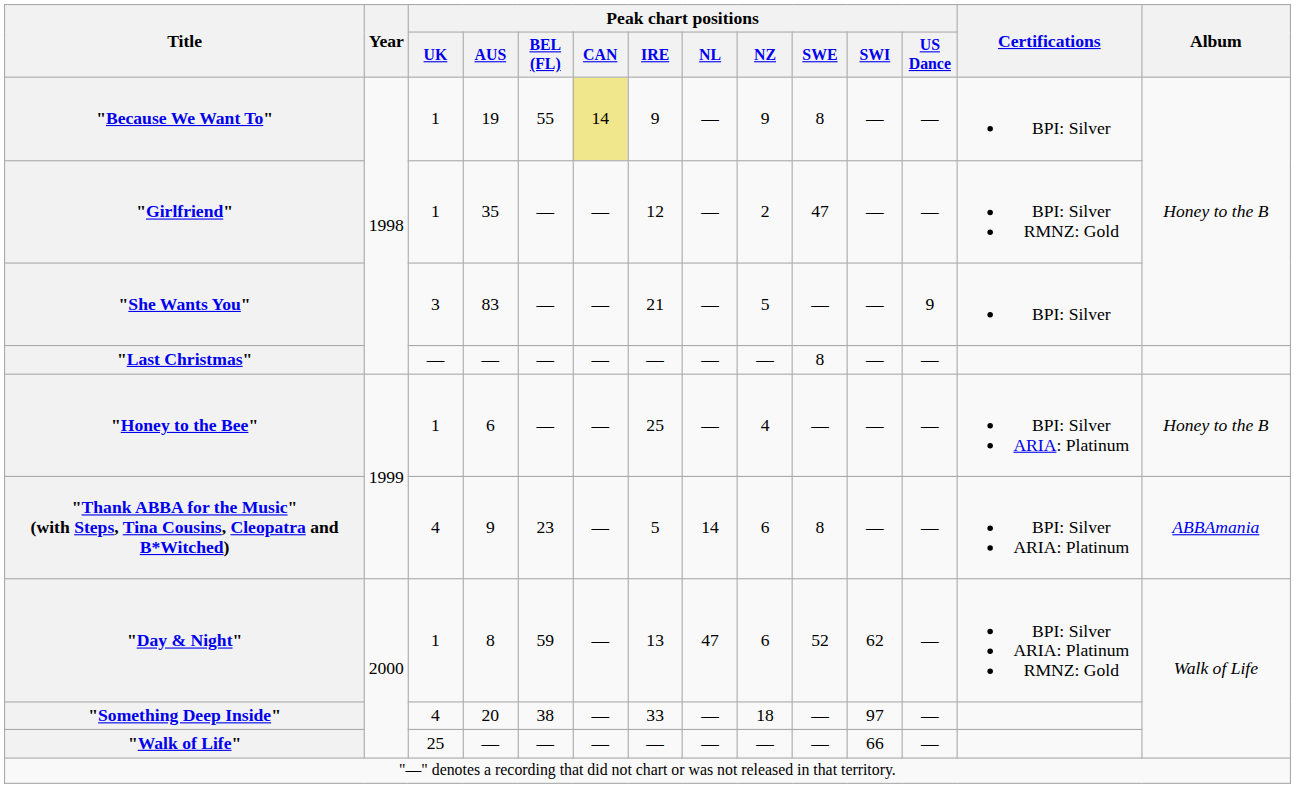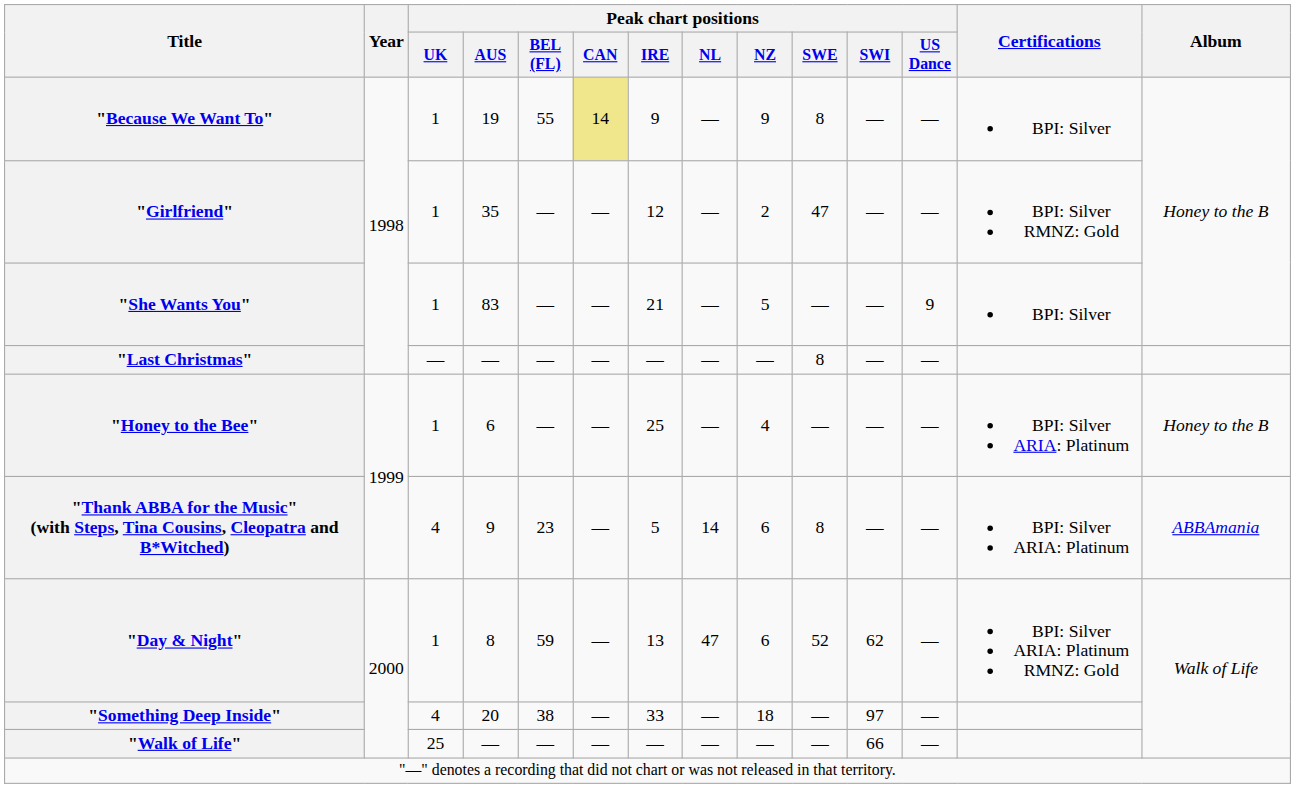(435, 304) 3 -> (435, 304) 1
